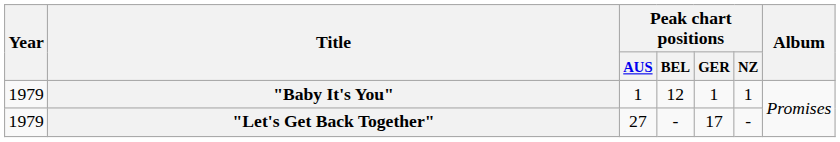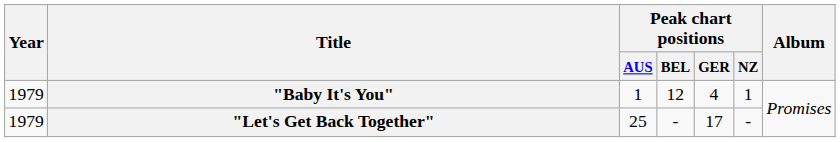(714, 94) 1 -> (714, 94) 4
(638, 121) 27 -> (638, 121) 25
